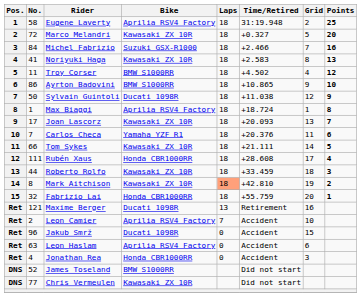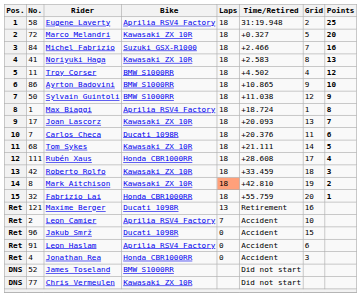(151, 97) Ducati 1098R -> (149, 97) BMW S1000RR
(153, 134) Yamaha YZF R1 -> (151, 134) Ducati 1098R
(33, 147) 66 -> (33, 147) 68
(33, 172) 44 -> (33, 172) 42
(33, 246) 63 -> (33, 246) 91
